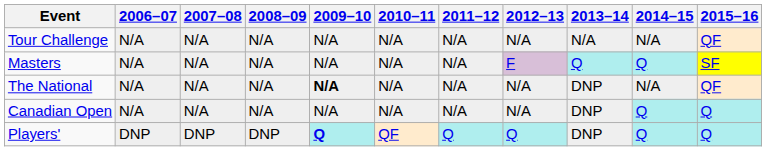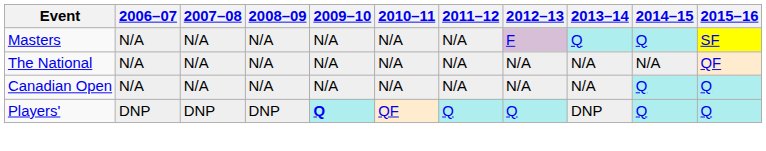- row: (58, 39)
(326, 87) bold -> (326, 63) normal
(587, 87) DNP -> (583, 63) N/A
(587, 110) DNP -> (583, 87) N/A
